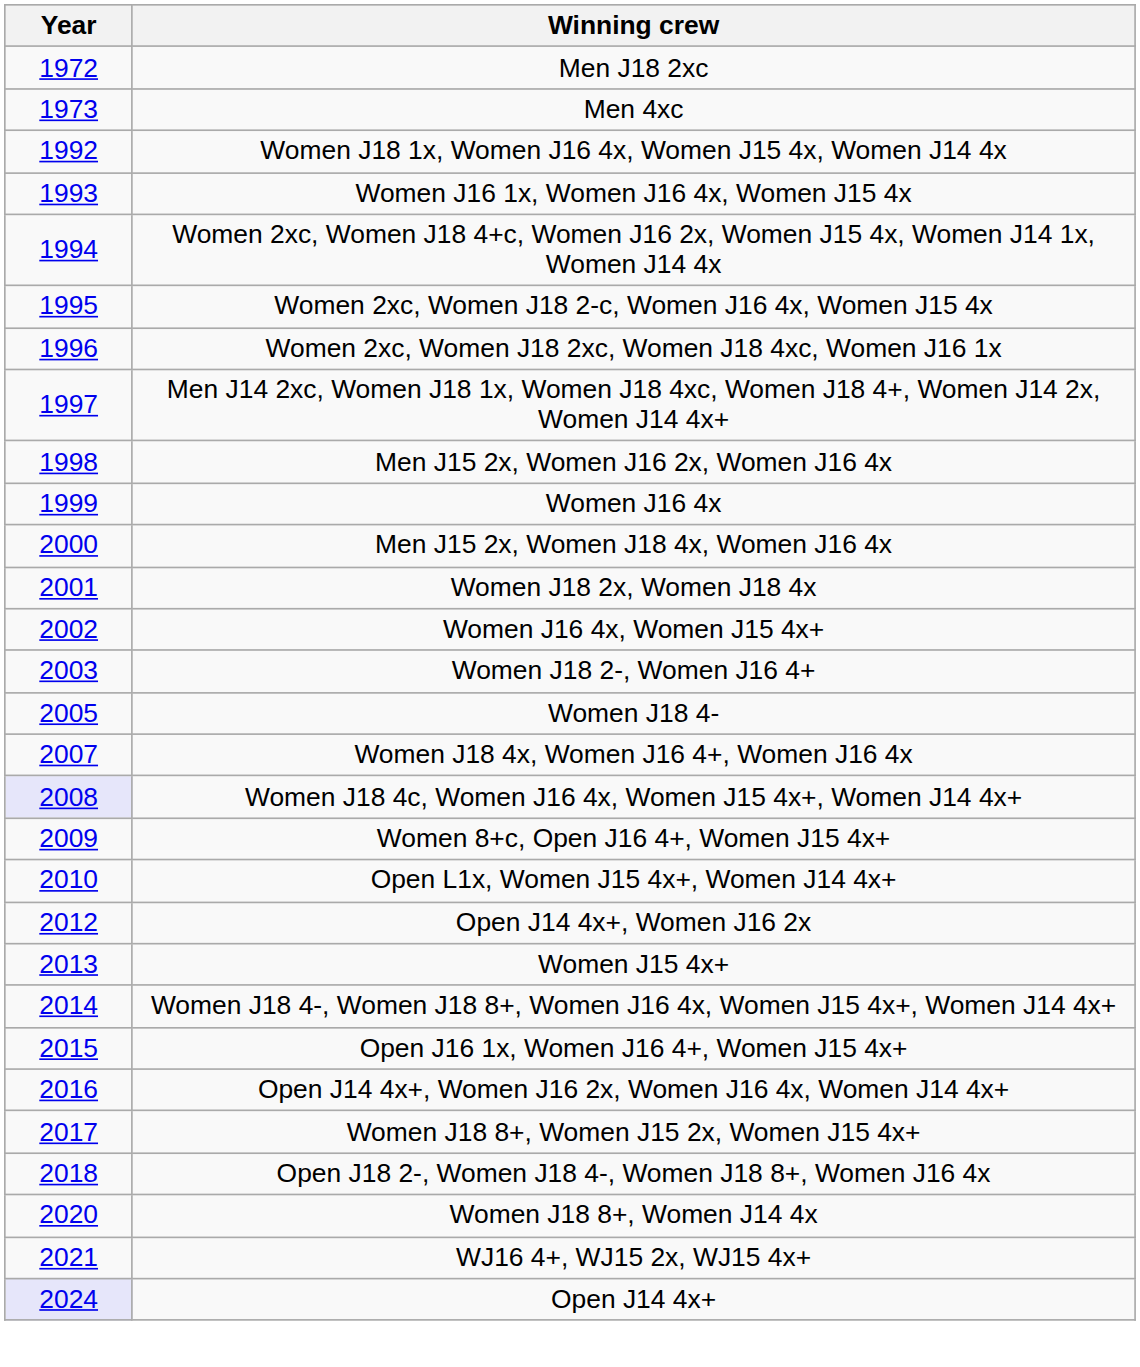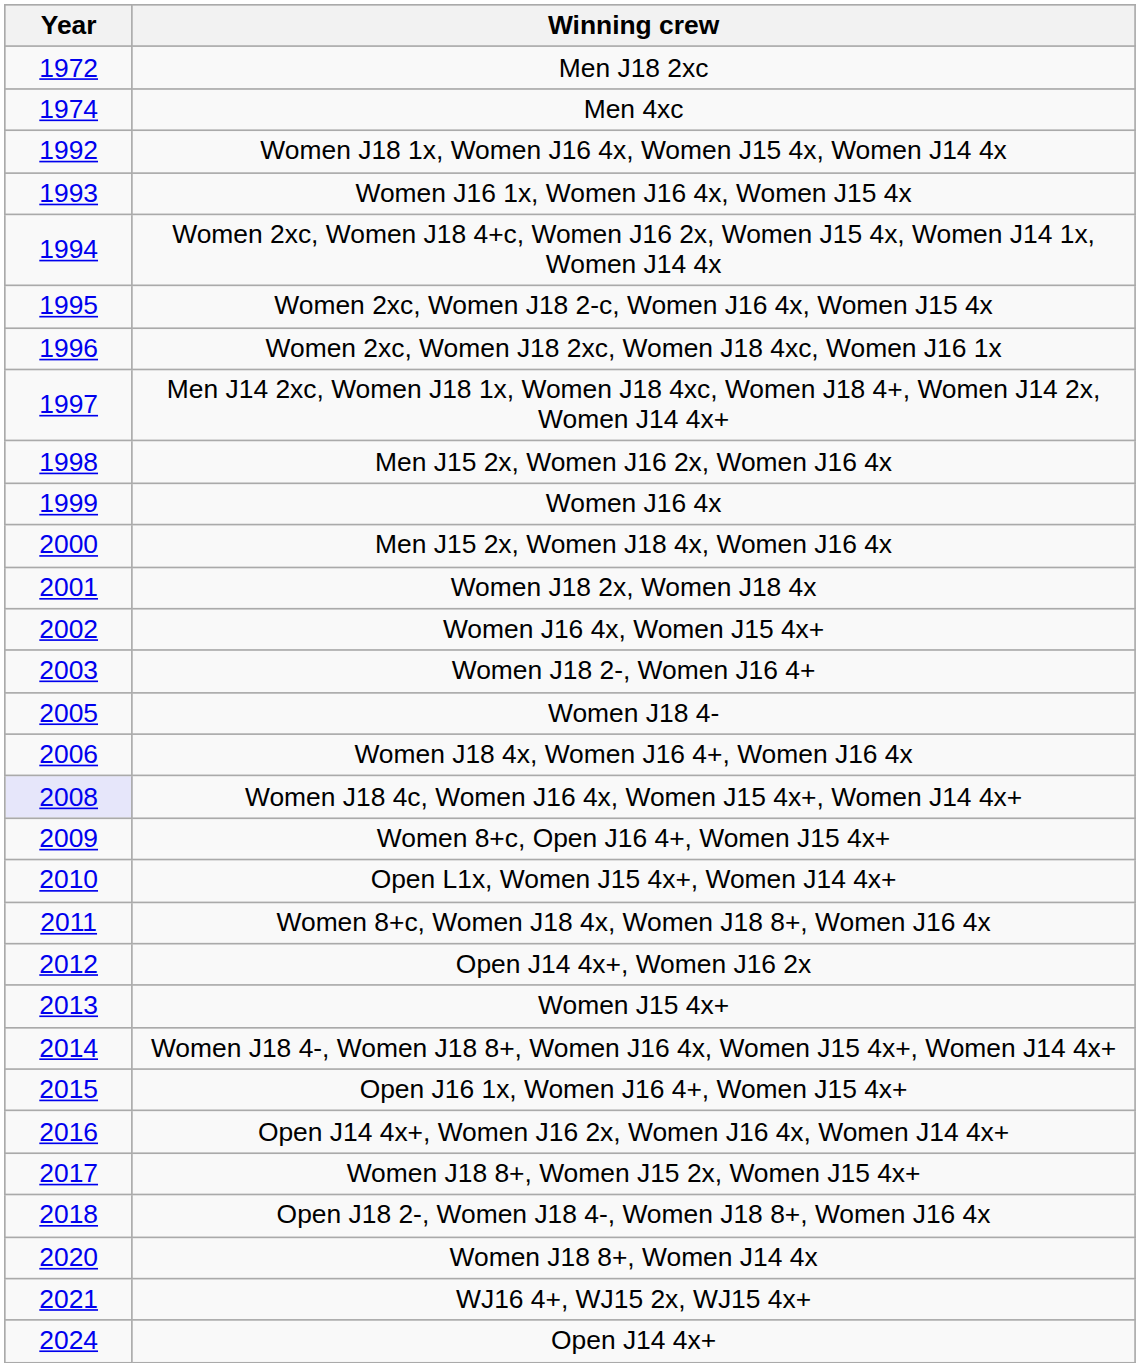(69, 109) 1973 -> (69, 109) 1974
(69, 754) 2007 -> (69, 754) 2006
+ row: (634, 922)
(69, 1299) lavender background -> (69, 1340) no background
